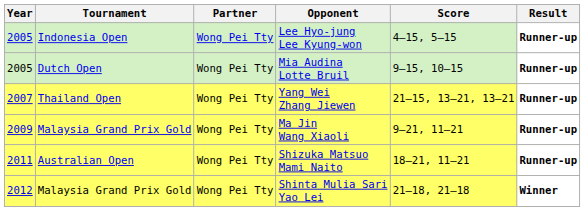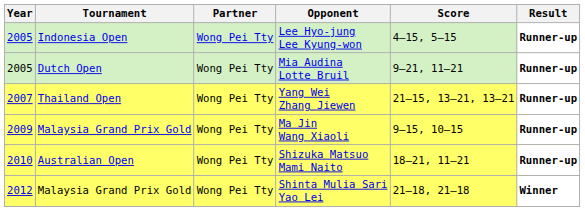(428, 68) 9–15, 10–15 -> (428, 68) 9–21, 11–21
(428, 129) 9–21, 11–21 -> (428, 129) 9–15, 10–15
(20, 160) 2011 -> (20, 160) 2010
